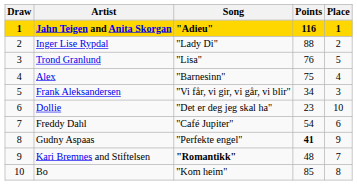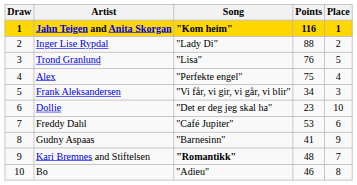(195, 28) "Adieu" -> (204, 28) "Kom heim"
(201, 76) "Barnesinn" -> (209, 76) "Perfekte engel"
(309, 124) 54 -> (309, 124) 53
(209, 140) "Perfekte engel" -> (201, 140) "Barnesinn"
(309, 140) bold -> (309, 140) normal
(202, 172) "Kom heim" -> (193, 172) "Adieu"
(309, 172) 85 -> (309, 172) 46
